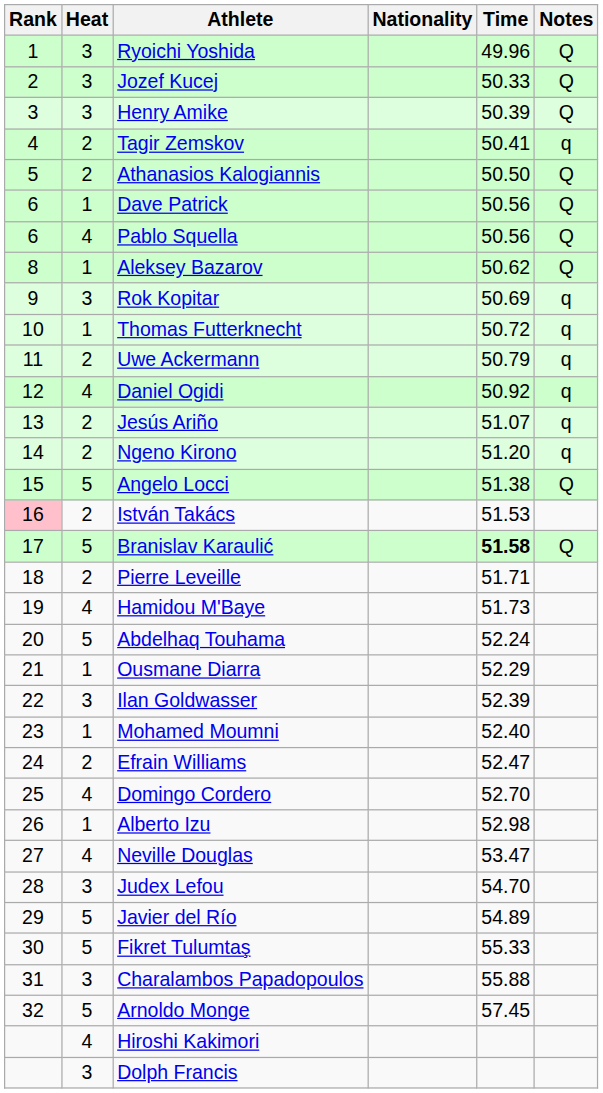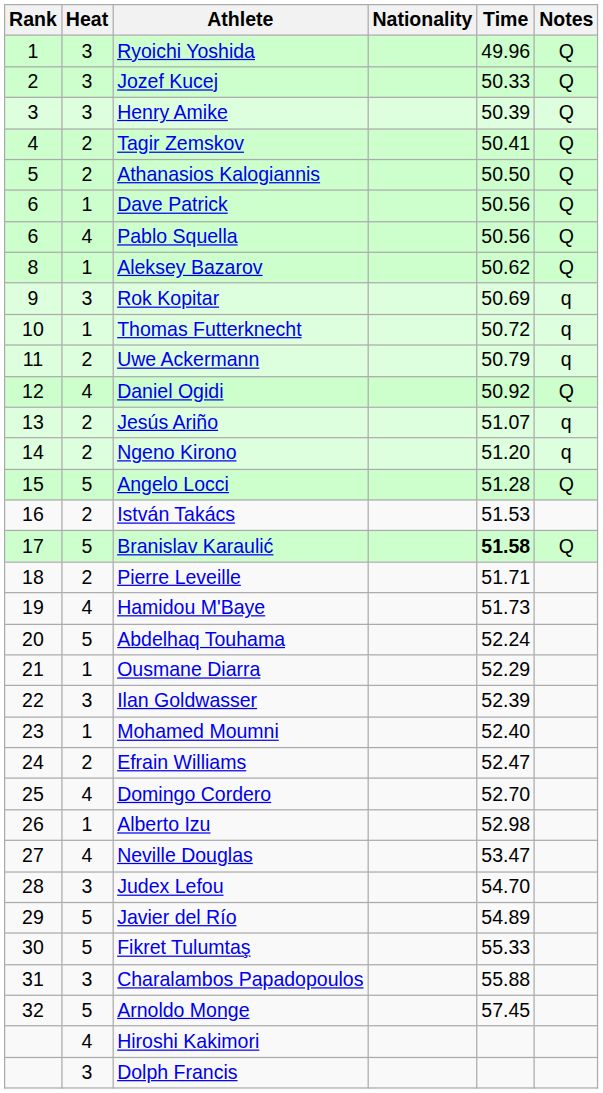(566, 143) q -> (566, 143) Q
(566, 391) q -> (566, 391) Q
(506, 484) 51.38 -> (506, 484) 51.28
(33, 515) pink background -> (33, 515) no background
